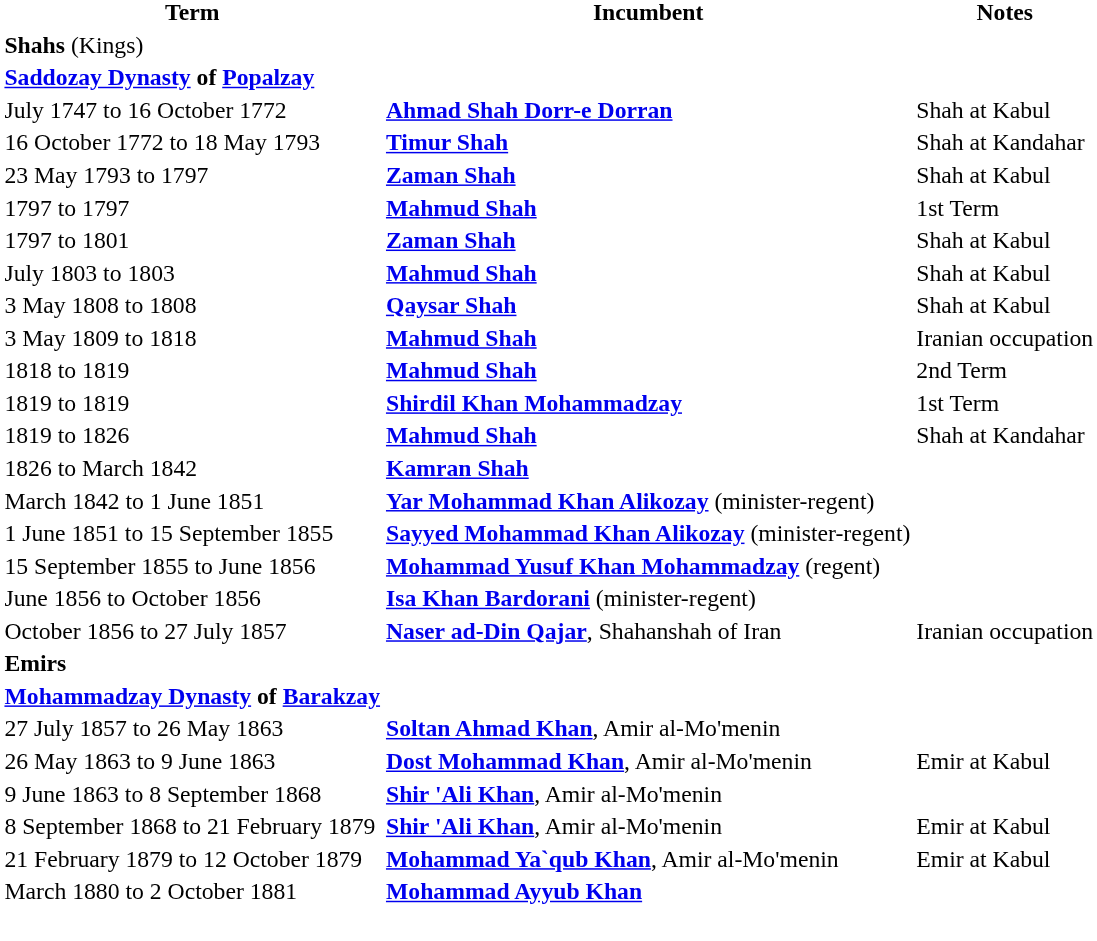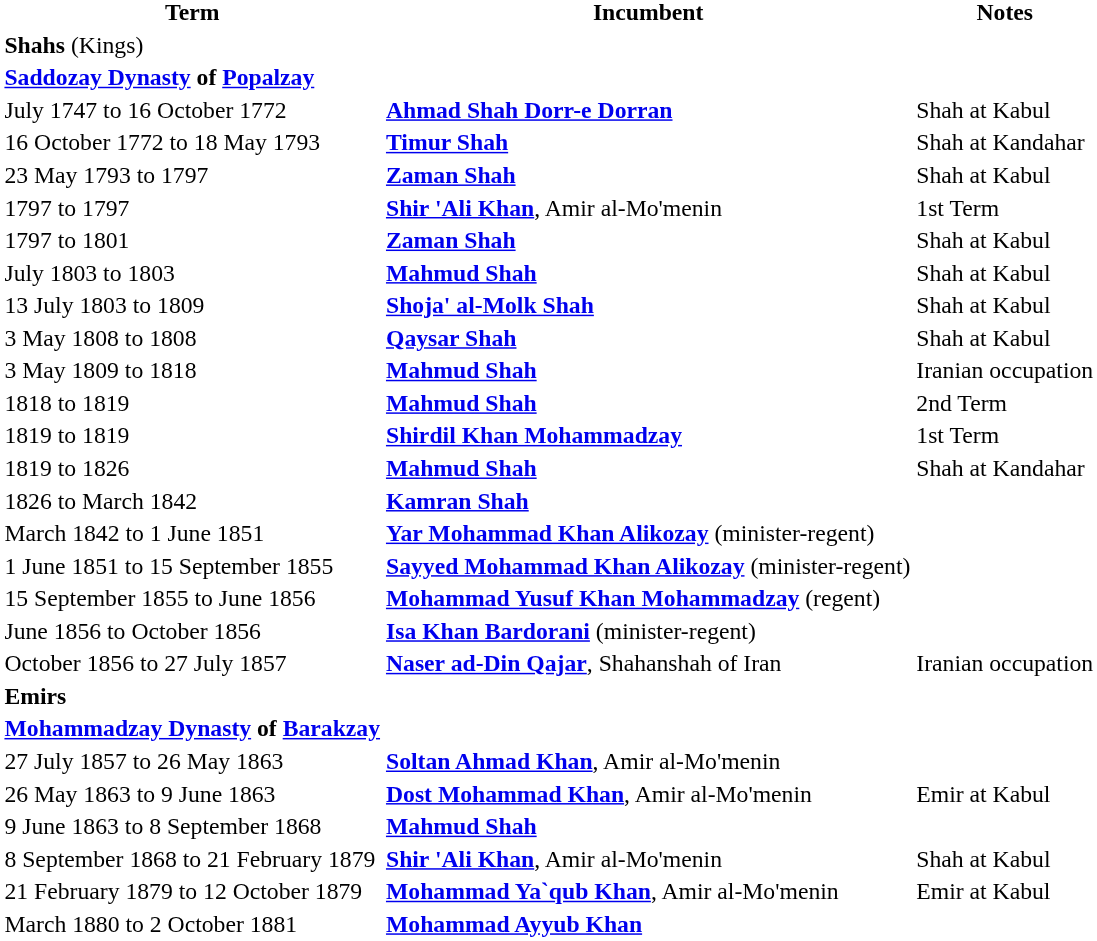(461, 207) Mahmud Shah -> (554, 207) Shir 'Ali Khan, Amir al-Mo'menin
+ row: (104, 305)
(554, 793) Shir 'Ali Khan, Amir al-Mo'menin -> (461, 826) Mahmud Shah
(983, 826) Emir at Kabul -> (983, 859) Shah at Kabul
